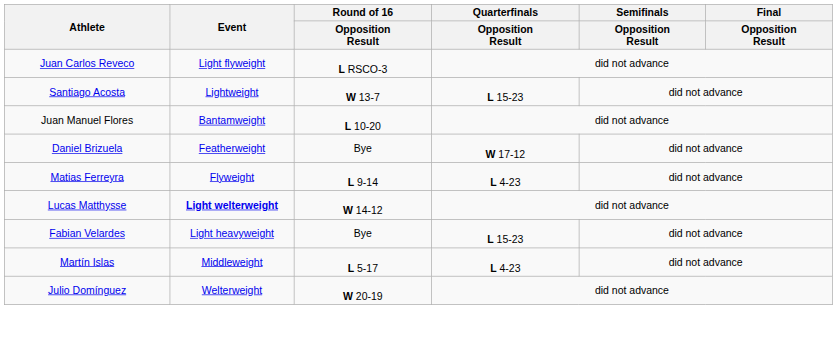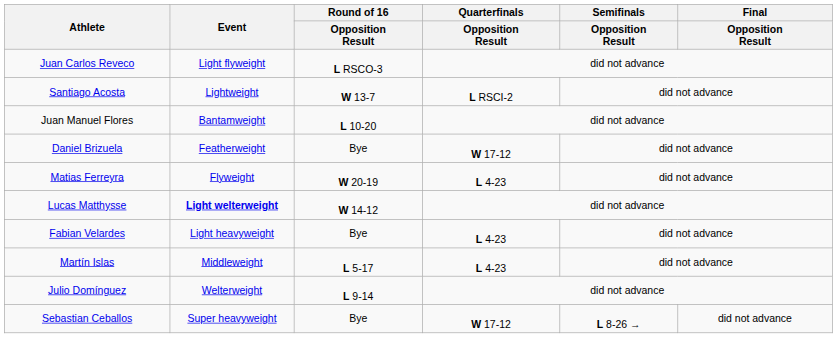(505, 98) L 15-23 -> (491, 98) L RSCI-2
(363, 183) L 9-14 -> (358, 183) W 20-19
(505, 239) L 15-23 -> (491, 239) L 4-23
(363, 296) W 20-19 -> (358, 296) L 9-14
+ row: (87, 319)
